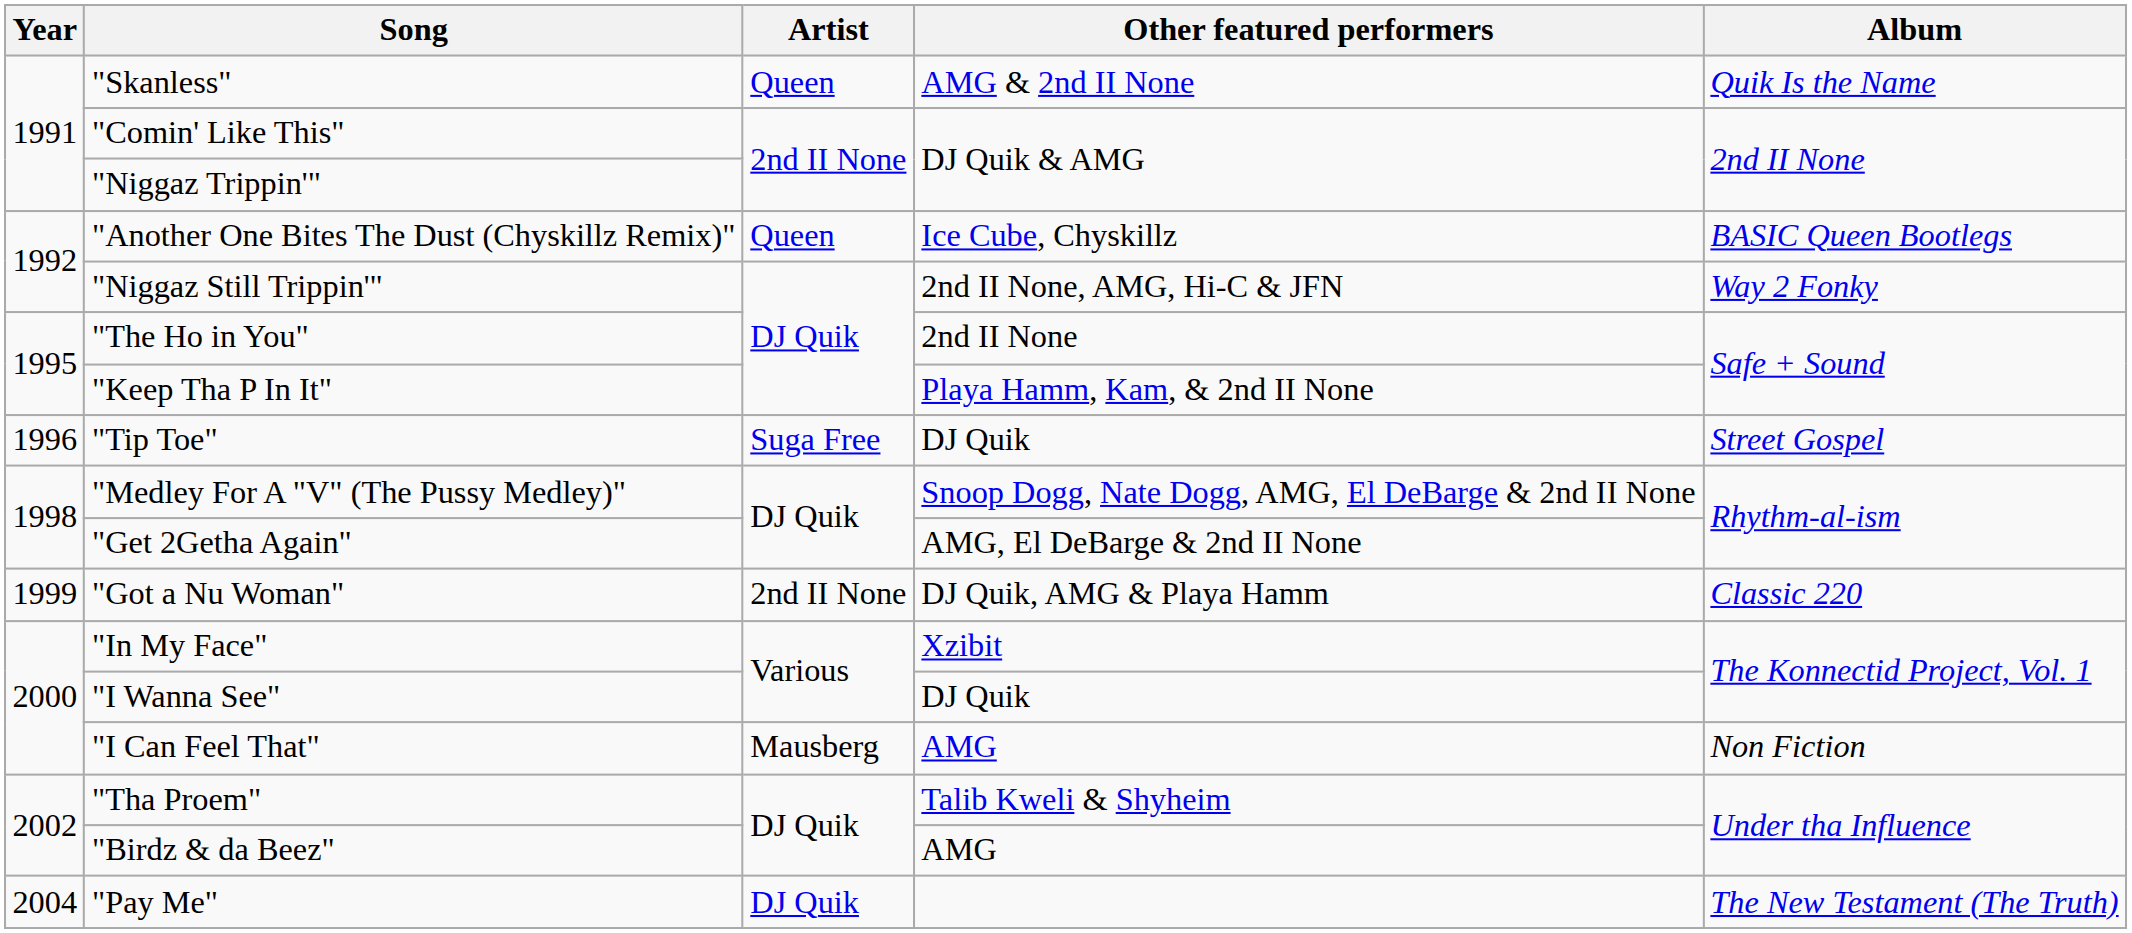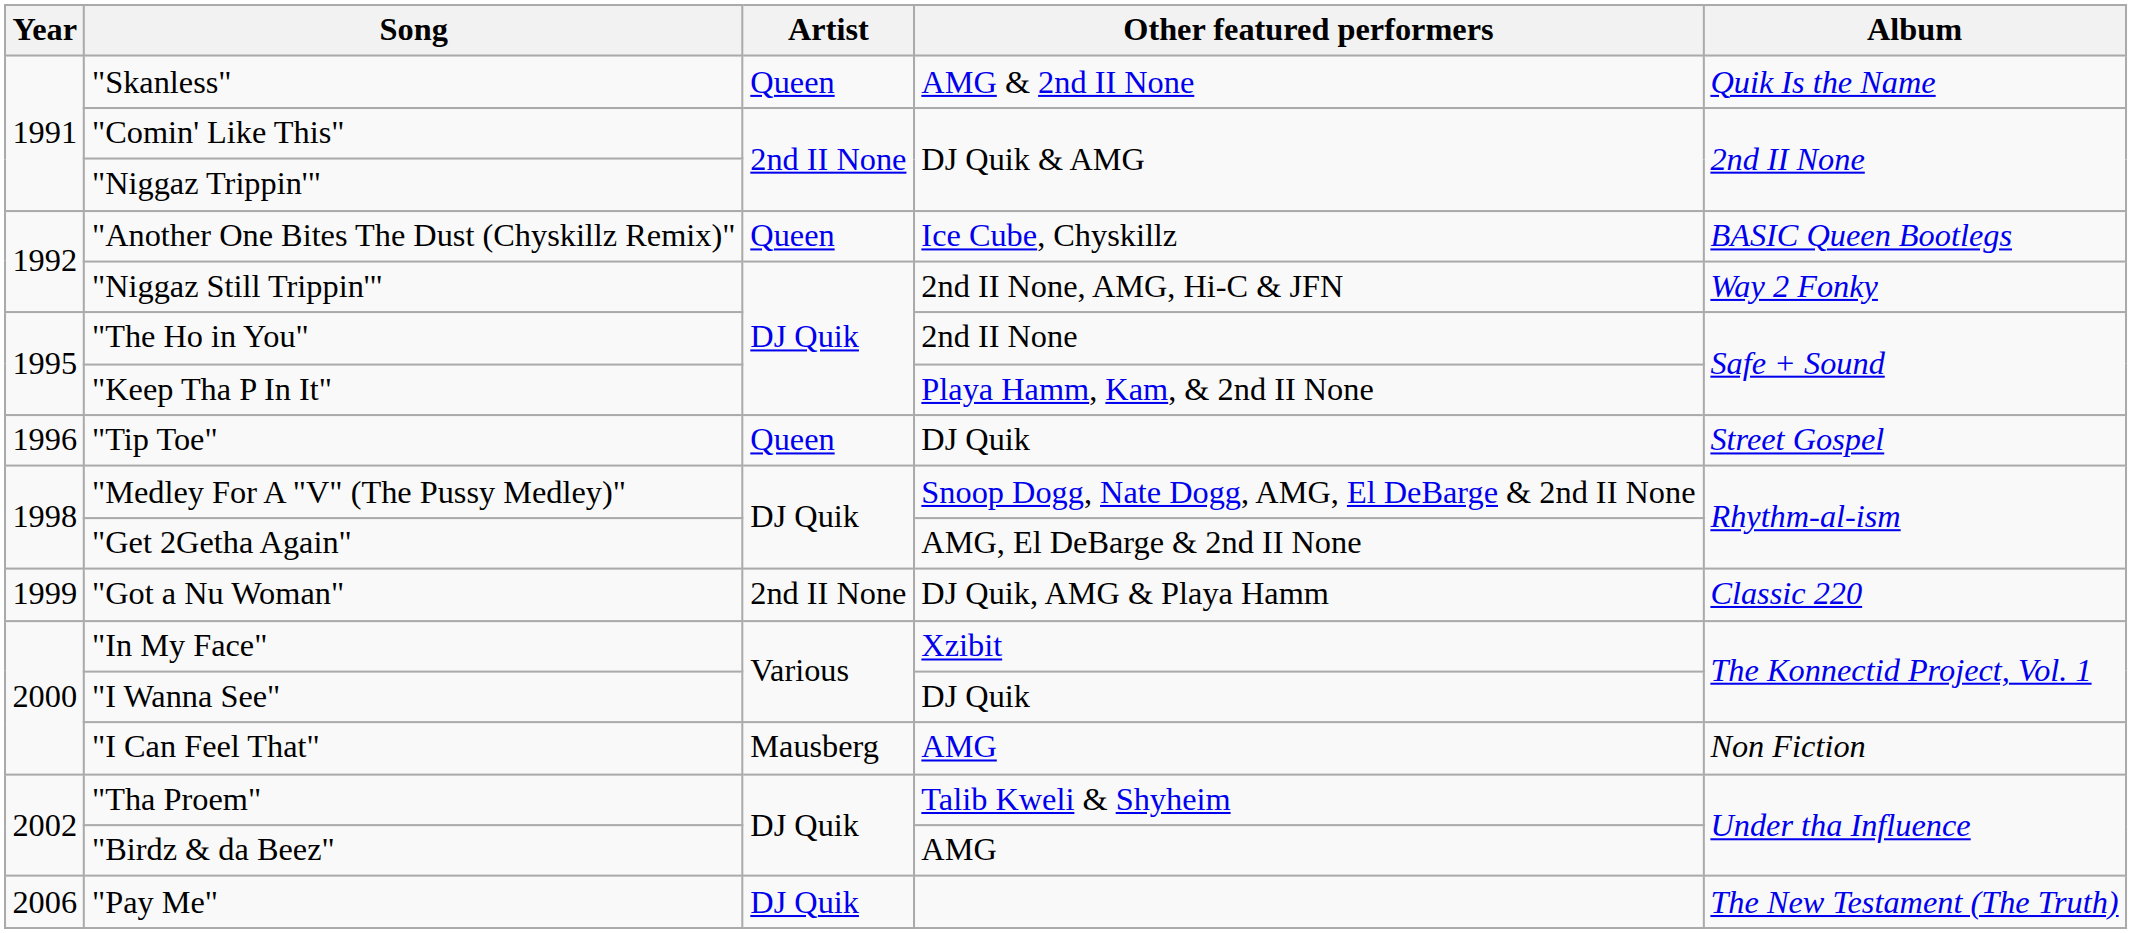(815, 440) Suga Free -> (792, 440) Queen
(45, 901) 2004 -> (45, 901) 2006
